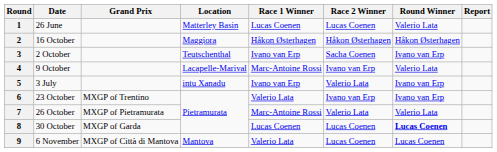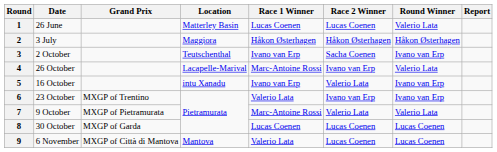(55, 39) 16 October -> (46, 39) 3 July
(53, 68) 9 October -> (55, 68) 26 October
(46, 83) 3 July -> (55, 83) 16 October
(55, 111) 26 October -> (53, 111) 9 October
(421, 126) bold -> (420, 126) normal
